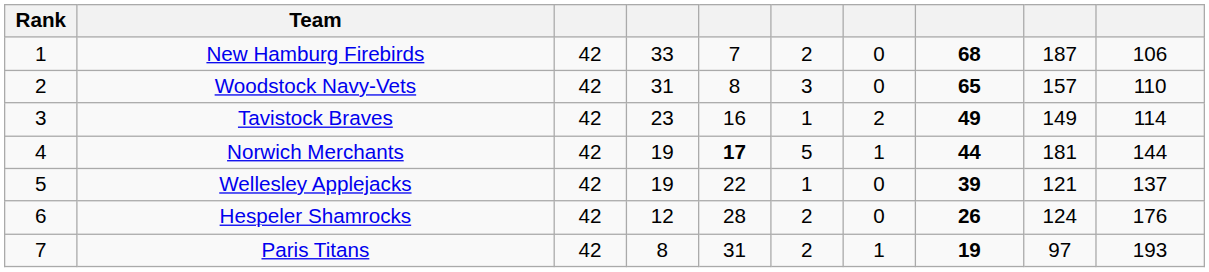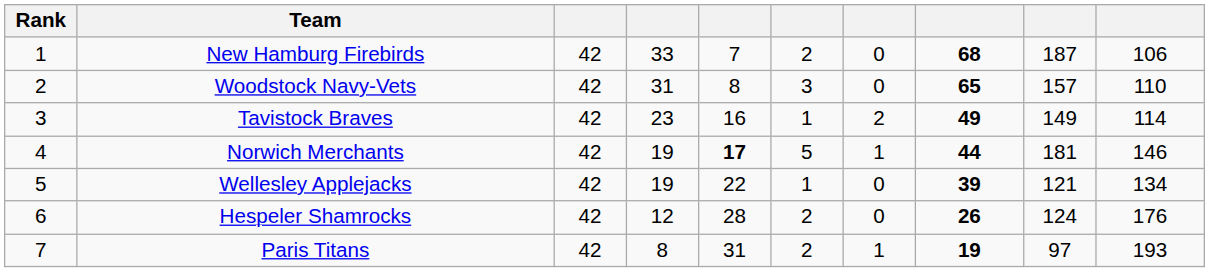(1150, 151) 144 -> (1150, 151) 146
(1150, 184) 137 -> (1150, 184) 134
